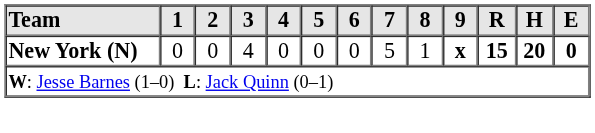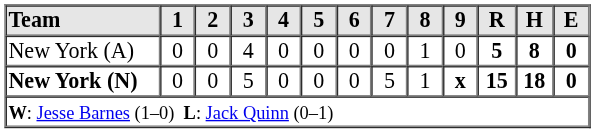+ row: (71, 50)
(248, 50) 4 -> (248, 81) 5
(534, 50) 20 -> (534, 81) 18
